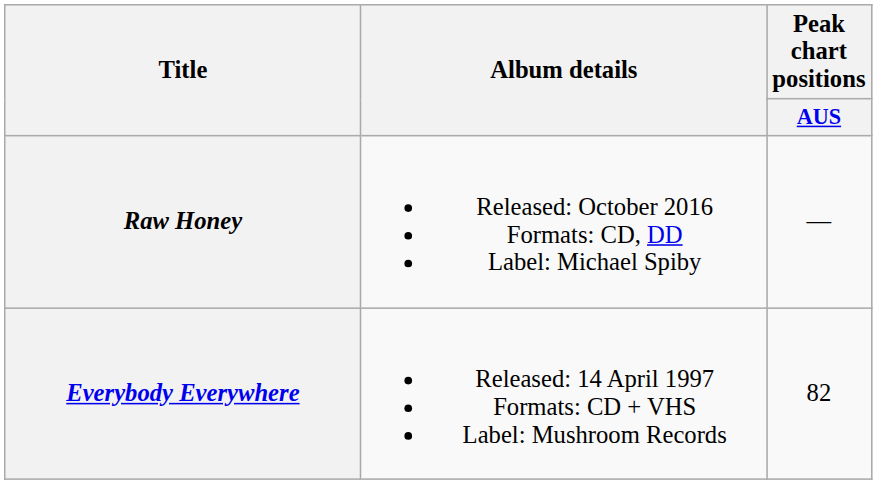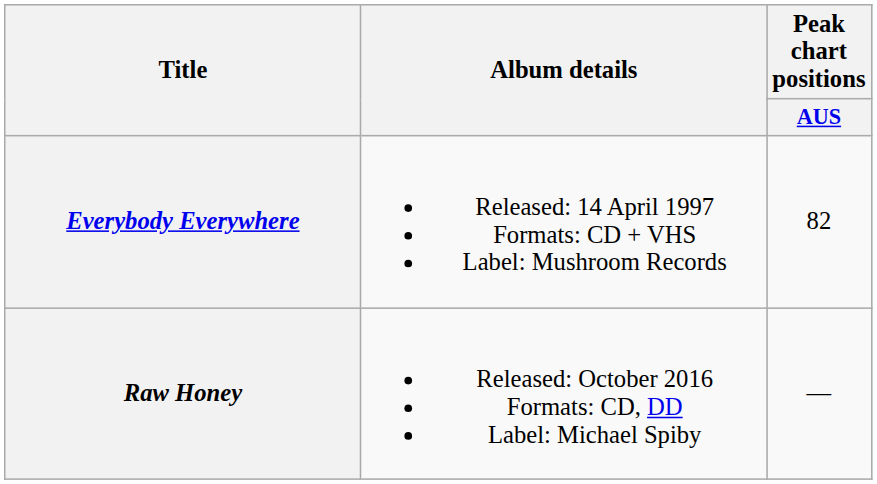rows swapped: (183, 392) <-> (183, 221)
